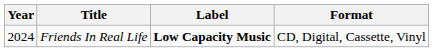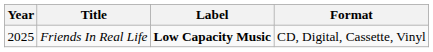(21, 36) 2024 -> (21, 36) 2025
